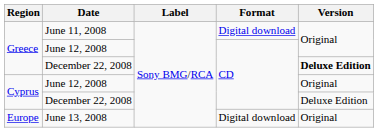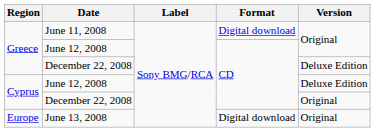(336, 65) bold -> (334, 65) normal
(319, 83) Original -> (334, 83) Deluxe Edition
(334, 100) Deluxe Edition -> (319, 100) Original
